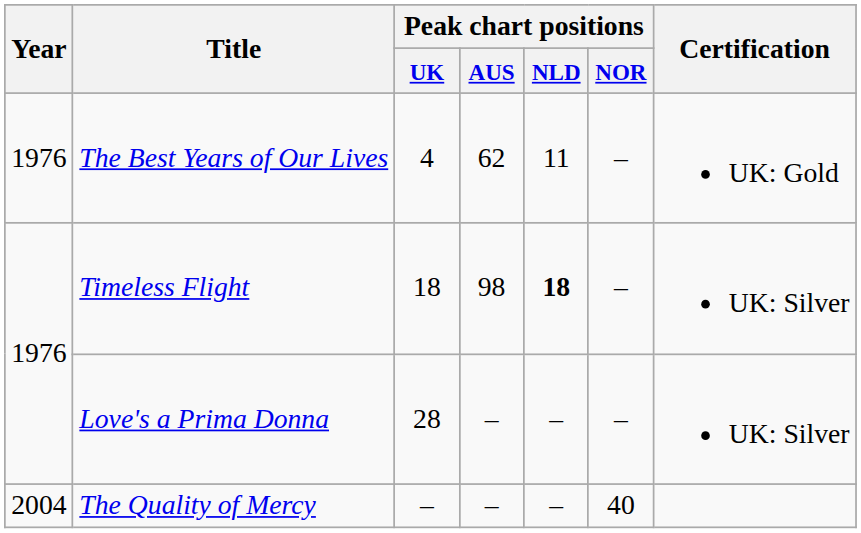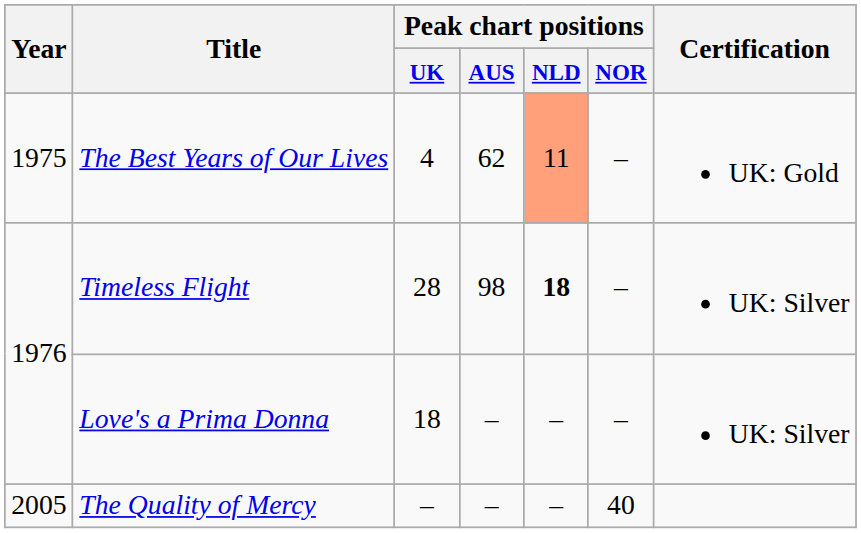(39, 157) 1976 -> (39, 157) 1975
(556, 157) no background -> (556, 157) lightsalmon background
(427, 287) 18 -> (427, 287) 28
(427, 418) 28 -> (427, 418) 18
(39, 505) 2004 -> (39, 505) 2005
